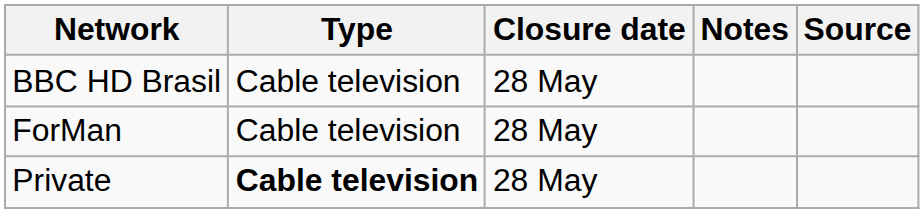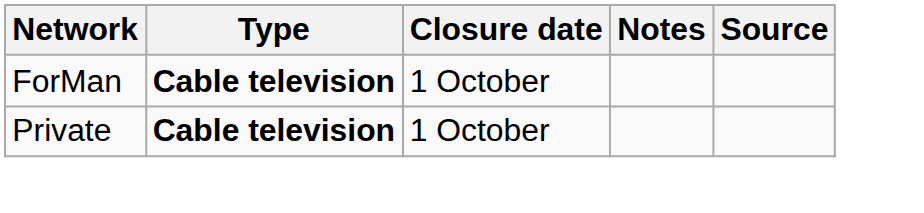- row: (117, 80)
(348, 130) normal -> (274, 80) bold
(545, 130) 28 May -> (480, 80) 1 October
(545, 181) 28 May -> (480, 130) 1 October
